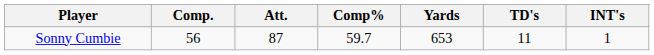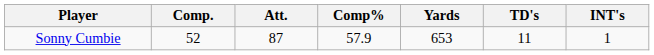(193, 38) 56 -> (193, 38) 52
(359, 38) 59.7 -> (359, 38) 57.9
